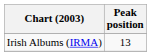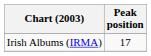(125, 42) 13 -> (125, 42) 17
